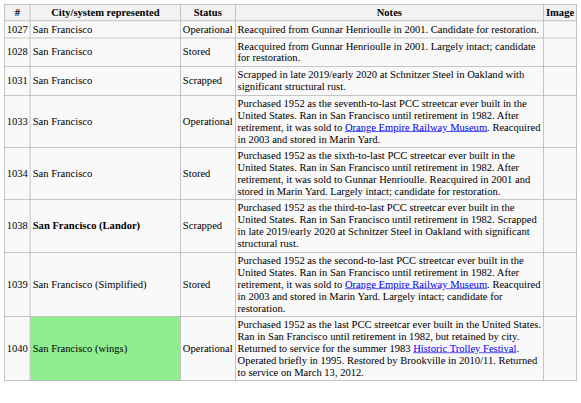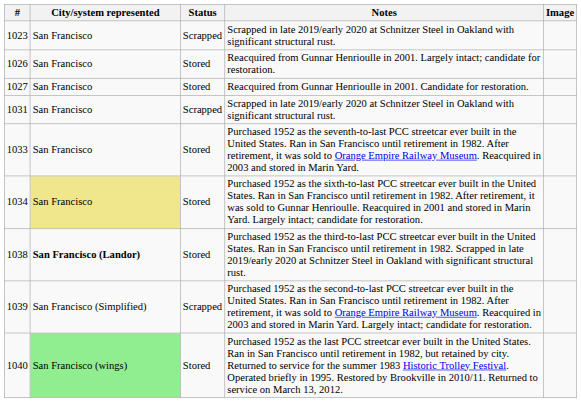+ row: (17, 35)
+ row: (17, 64)
(208, 29) Operational -> (197, 86) Stored
- row: (17, 52)
(208, 121) Operational -> (197, 150) Stored
(63, 173) no background -> (63, 202) khaki background
(202, 226) Scrapped -> (197, 254) Stored
(197, 284) Stored -> (202, 307) Scrapped
(208, 348) Operational -> (197, 365) Stored
